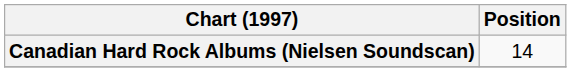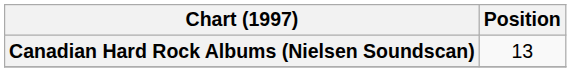(522, 50) 14 -> (522, 50) 13
